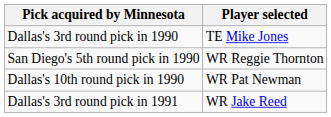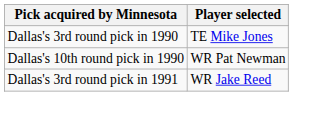- row: (104, 58)
